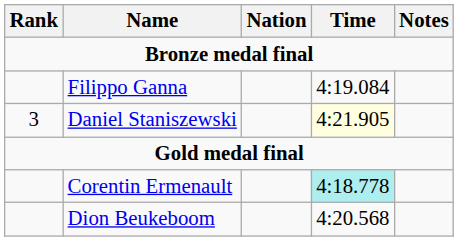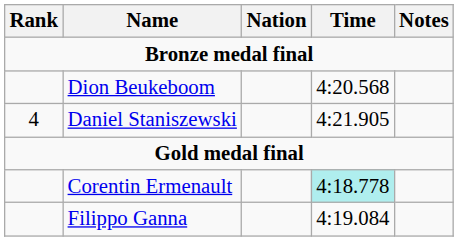rows swapped: (141, 218) <-> (127, 86)
(34, 119) 3 -> (34, 119) 4
(353, 119) lightyellow background -> (353, 119) no background
